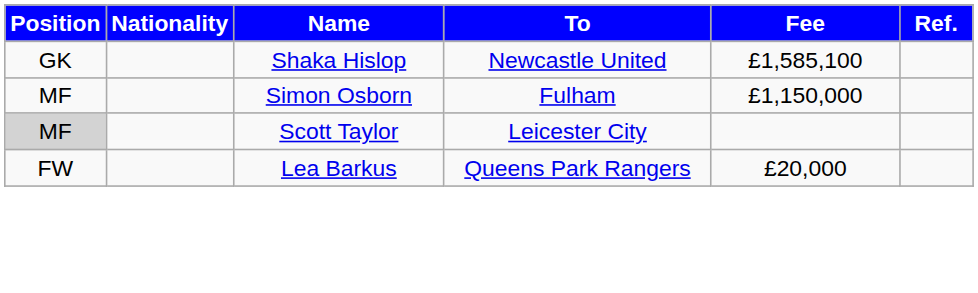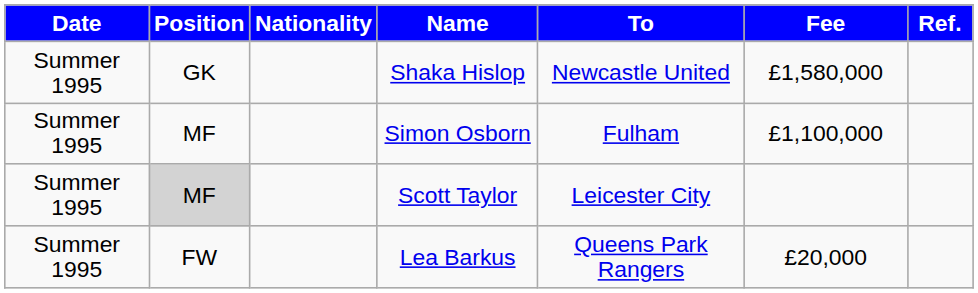+ column: (77, 23)
(805, 59) £1,585,100 -> (826, 72) £1,580,000
(805, 96) £1,150,000 -> (826, 134) £1,100,000
